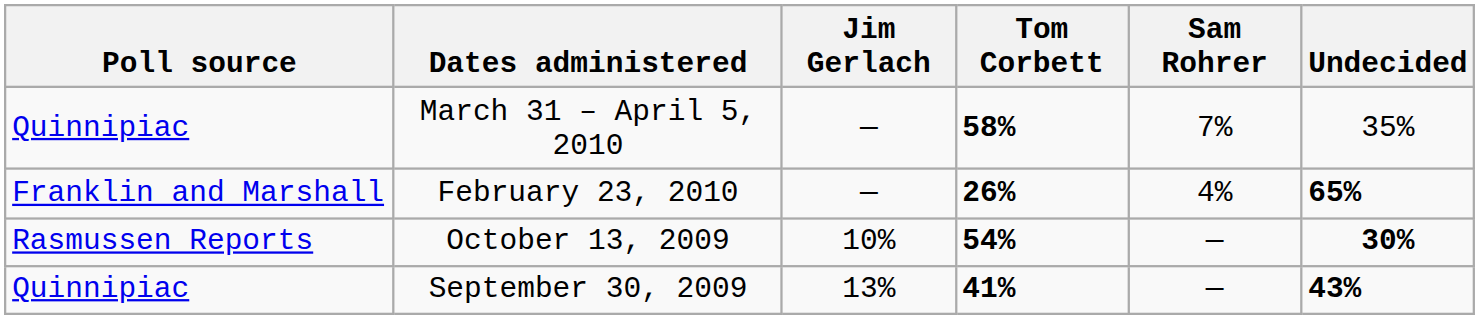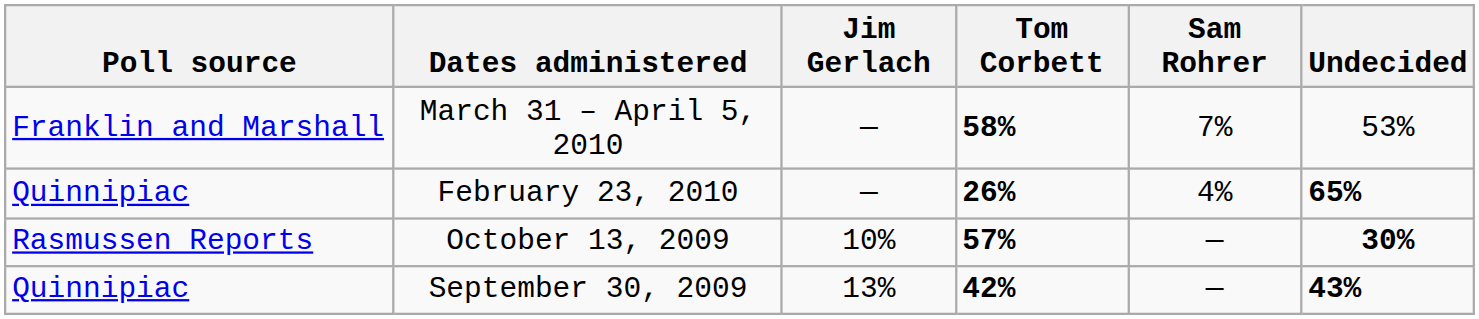(101, 128) Quinnipiac -> (198, 128) Franklin and Marshall
(1388, 128) 35% -> (1388, 128) 53%
(198, 193) Franklin and Marshall -> (101, 193) Quinnipiac
(989, 242) 54% -> (989, 242) 57%
(989, 290) 41% -> (989, 290) 42%
